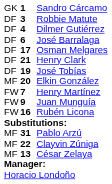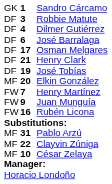(25, 154) 13 -> (25, 154) 10
